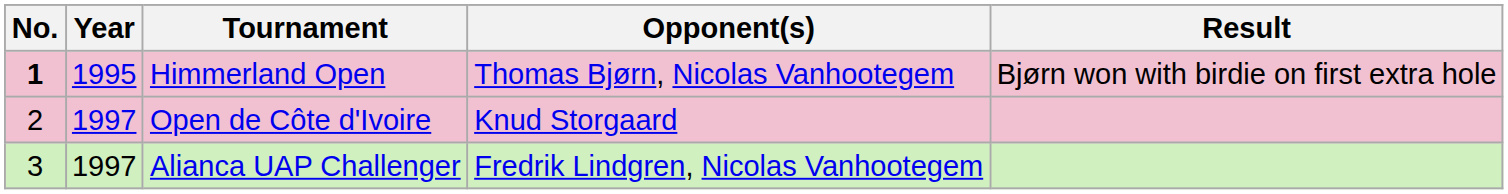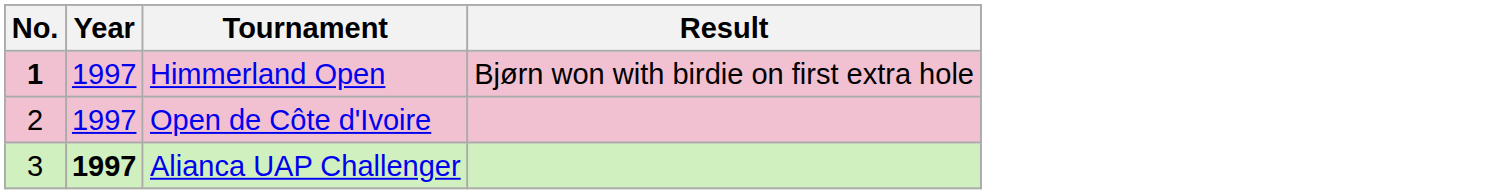- column: (729, 28)
(104, 74) 1995 -> (104, 74) 1997
(104, 166) normal -> (104, 166) bold
